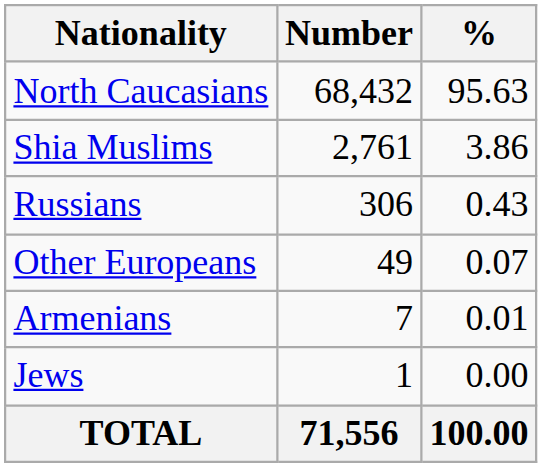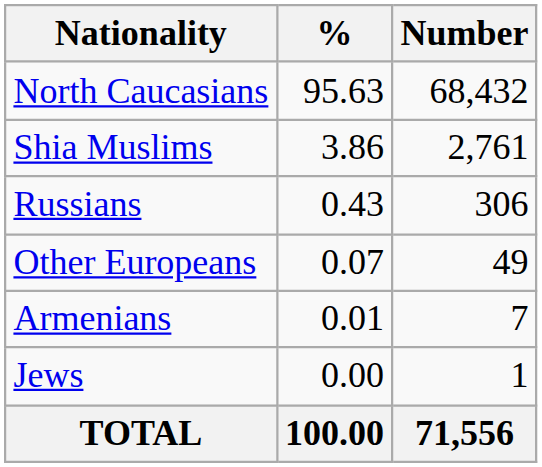columns swapped: (349, 33) <-> (479, 33)
